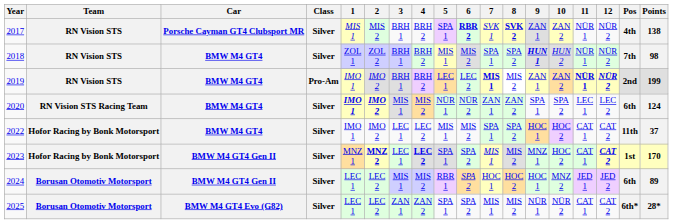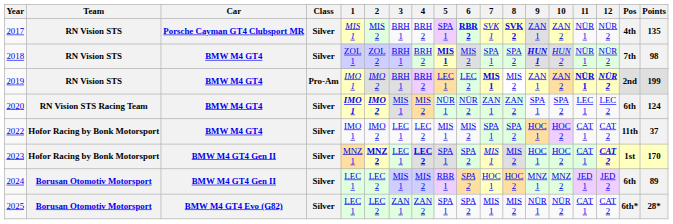(654, 31) 138 -> (654, 31) 135
(446, 56) normal -> (446, 56) bold
(537, 156) MNZ 1 -> (537, 156) HOC 1
(537, 181) HOC 1 -> (537, 181) MNZ 1
